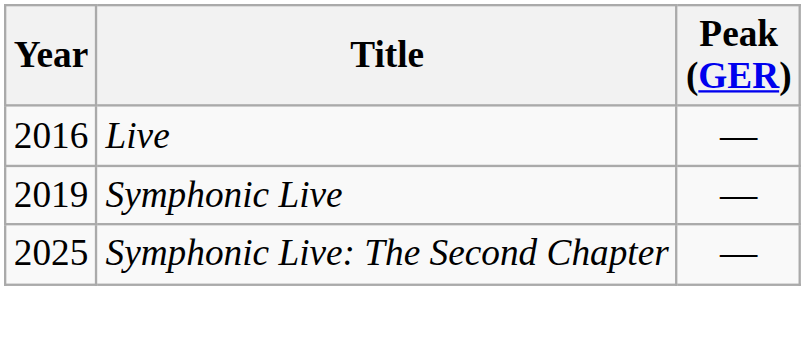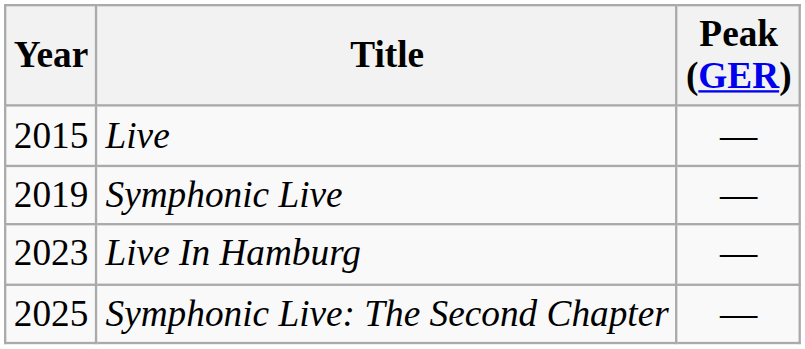(51, 135) 2016 -> (51, 135) 2015
+ row: (233, 253)
